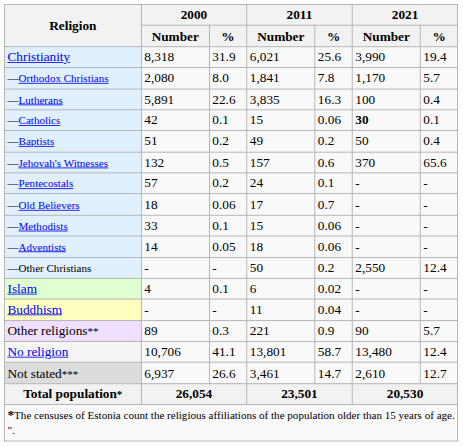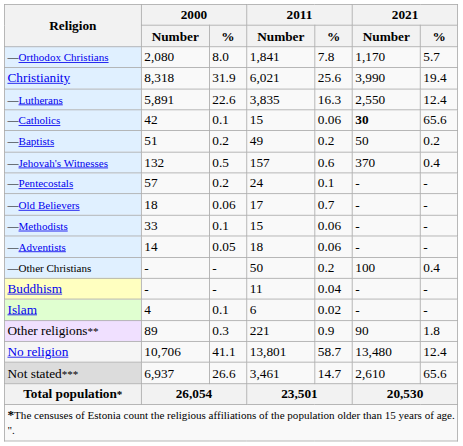rows swapped: (39, 57) <-> (58, 79)
(365, 99) 100 -> (370, 99) 2,550
(432, 99) 0.4 -> (435, 99) 12.4
(432, 120) 0.1 -> (435, 120) 65.6
(432, 141) 0.4 -> (432, 141) 0.2
(435, 162) 65.6 -> (432, 162) 0.4
(370, 267) 2,550 -> (365, 267) 100
(435, 267) 12.4 -> (432, 267) 0.4
rows swapped: (22, 288) <-> (35, 309)
(432, 330) 5.7 -> (432, 330) 1.8
(435, 373) 12.7 -> (435, 373) 65.6
